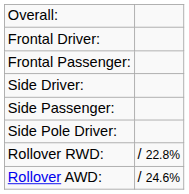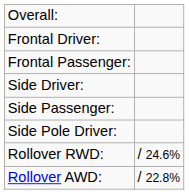(159, 154) / 22.8% -> (159, 154) / 24.6%
(159, 177) / 24.6% -> (159, 177) / 22.8%
